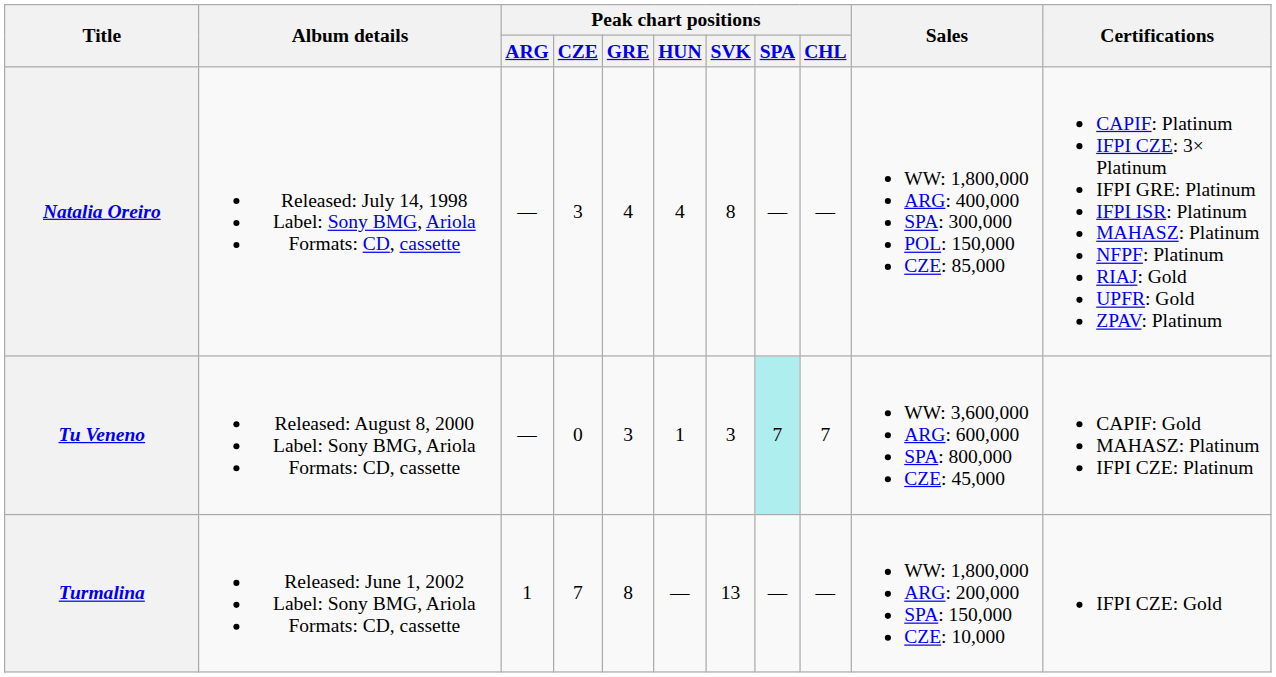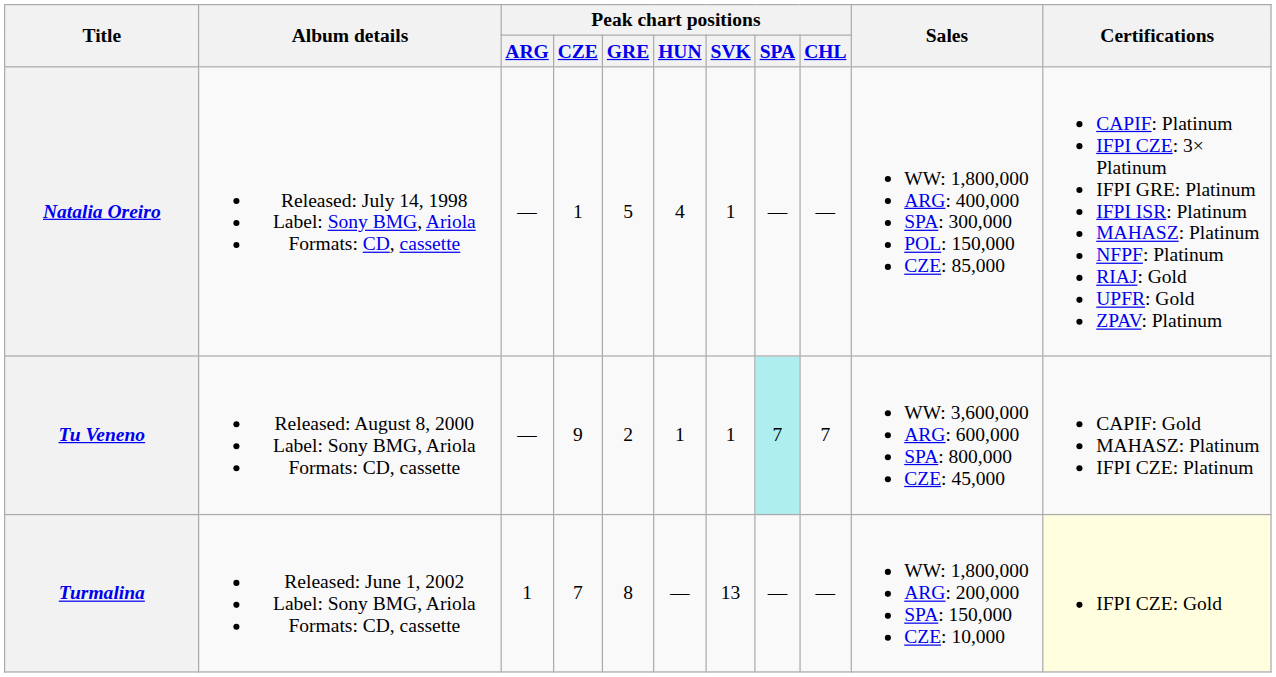(578, 211) 3 -> (578, 211) 1
(628, 211) 4 -> (628, 211) 5
(731, 211) 8 -> (731, 211) 1
(578, 434) 0 -> (578, 434) 9
(628, 434) 3 -> (628, 434) 2
(731, 434) 3 -> (731, 434) 1
(1157, 604) no background -> (1157, 604) lightyellow background
